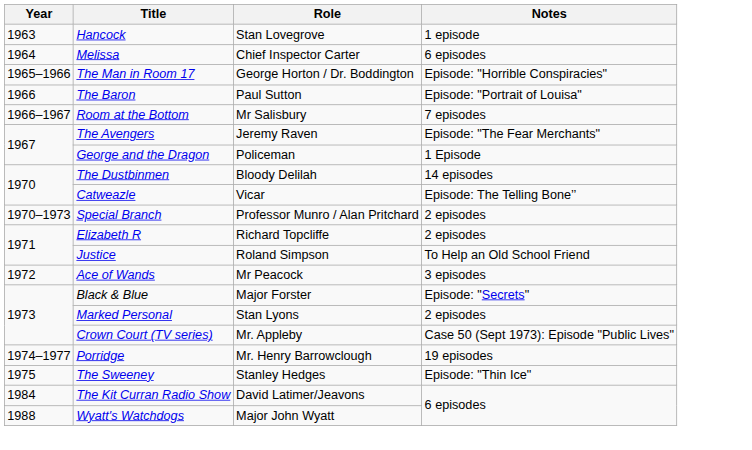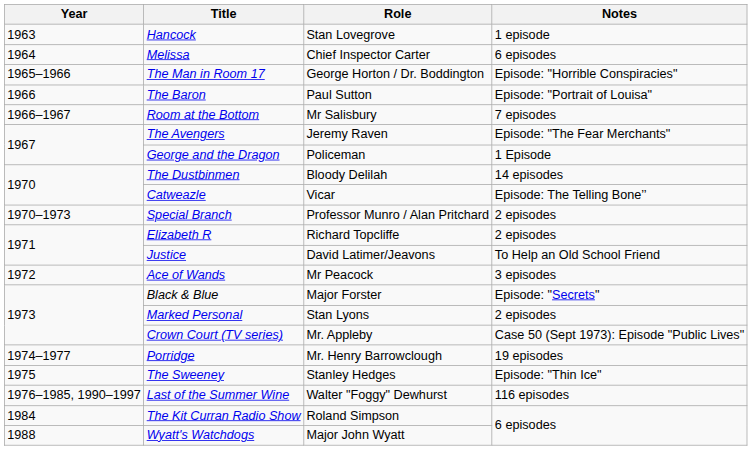(282, 255) Roland Simpson -> (371, 255) David Latimer/Jeavons
+ row: (218, 395)
(300, 395) David Latimer/Jeavons -> (353, 415) Roland Simpson
